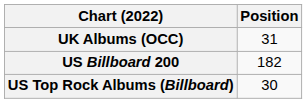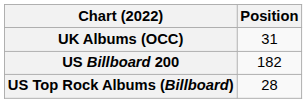(269, 86) 30 -> (269, 86) 28
